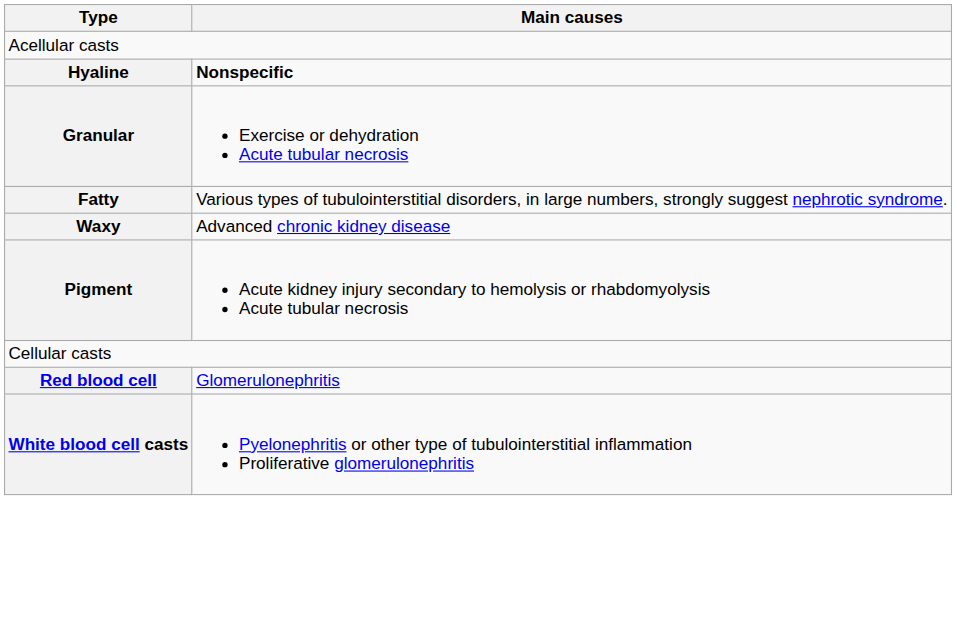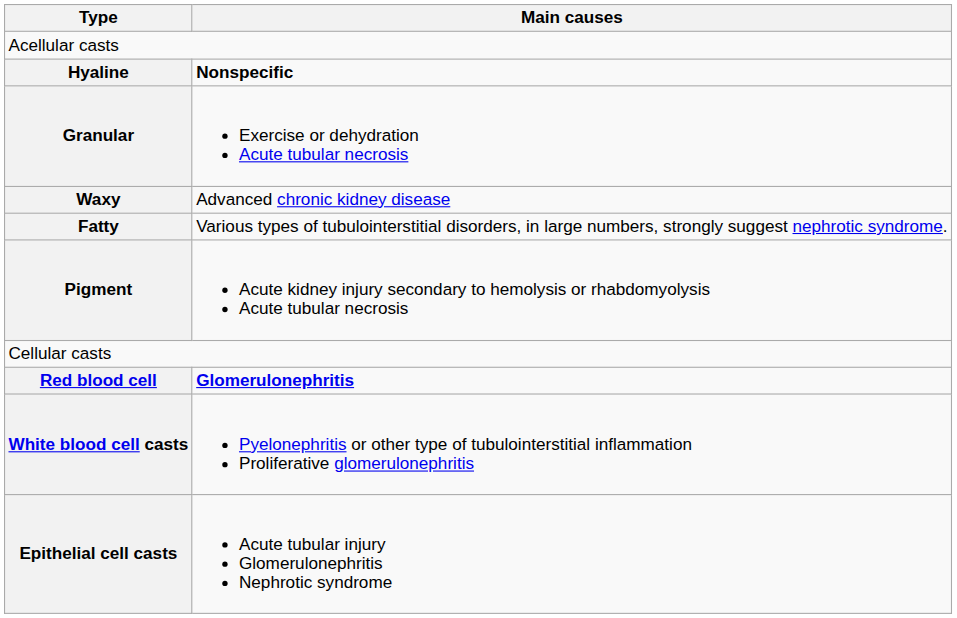rows swapped: (98, 226) <-> (98, 199)
(268, 380) normal -> (275, 380) bold
+ row: (98, 553)
